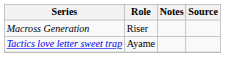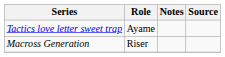rows swapped: (48, 28) <-> (64, 44)
